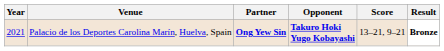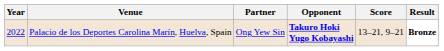(16, 33) 2021 -> (16, 33) 2022
(261, 33) bold -> (260, 33) normal
